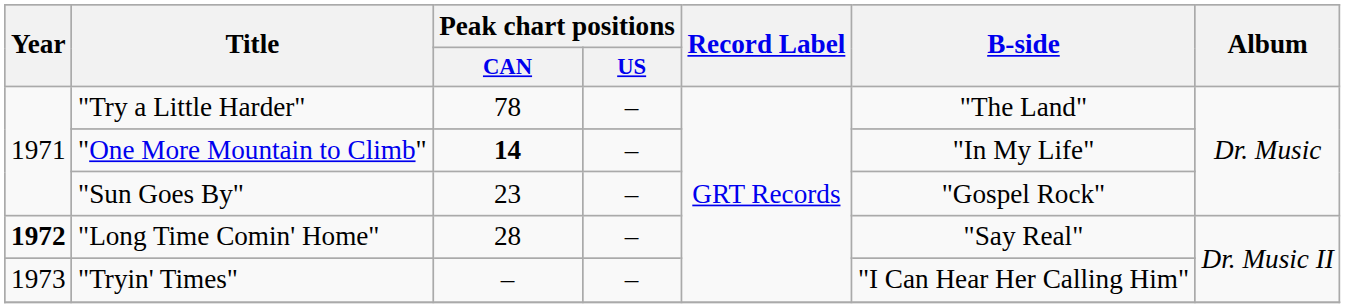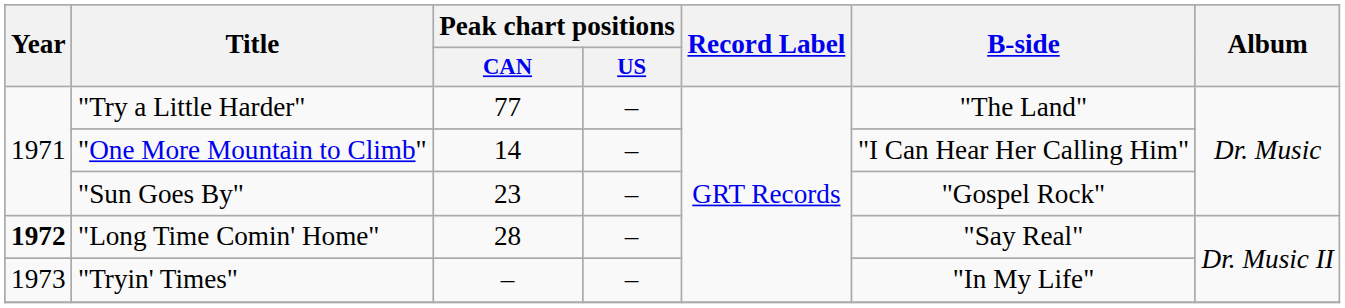(508, 107) 78 -> (508, 107) 77
(508, 150) bold -> (508, 150) normal
(1023, 150) "In My Life" -> (1023, 150) "I Can Hear Her Calling Him"
(1023, 279) "I Can Hear Her Calling Him" -> (1023, 279) "In My Life"
